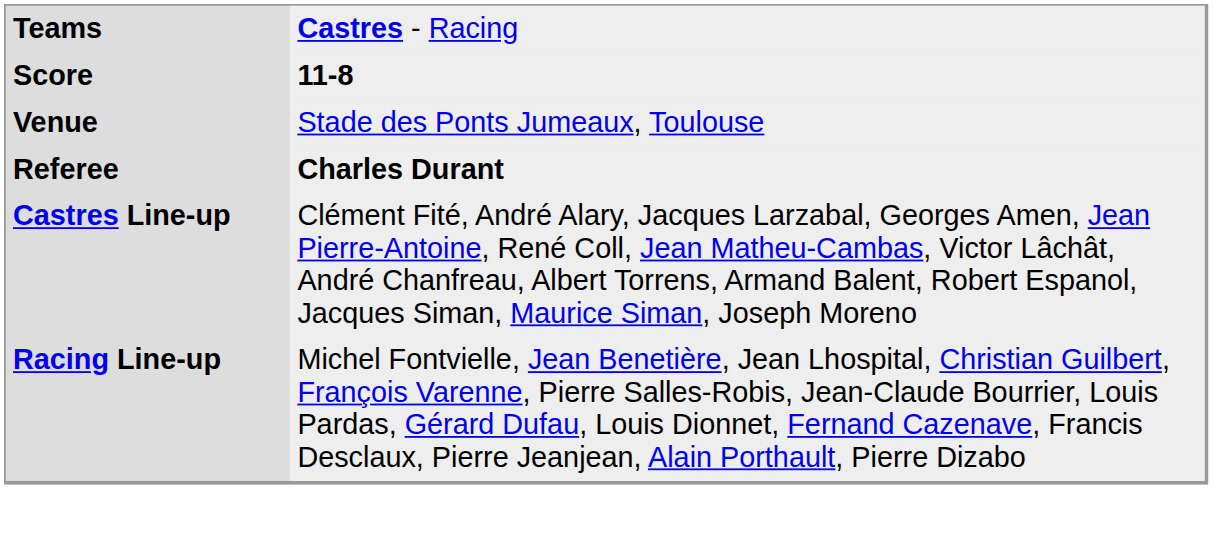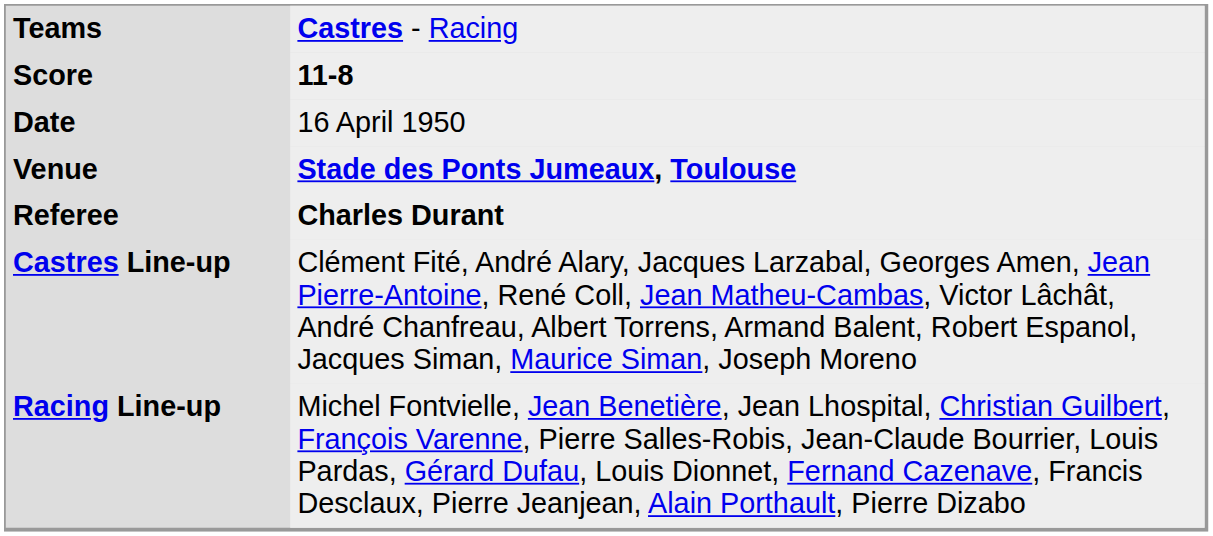+ row: (44, 122)
(531, 122) normal -> (547, 169) bold
